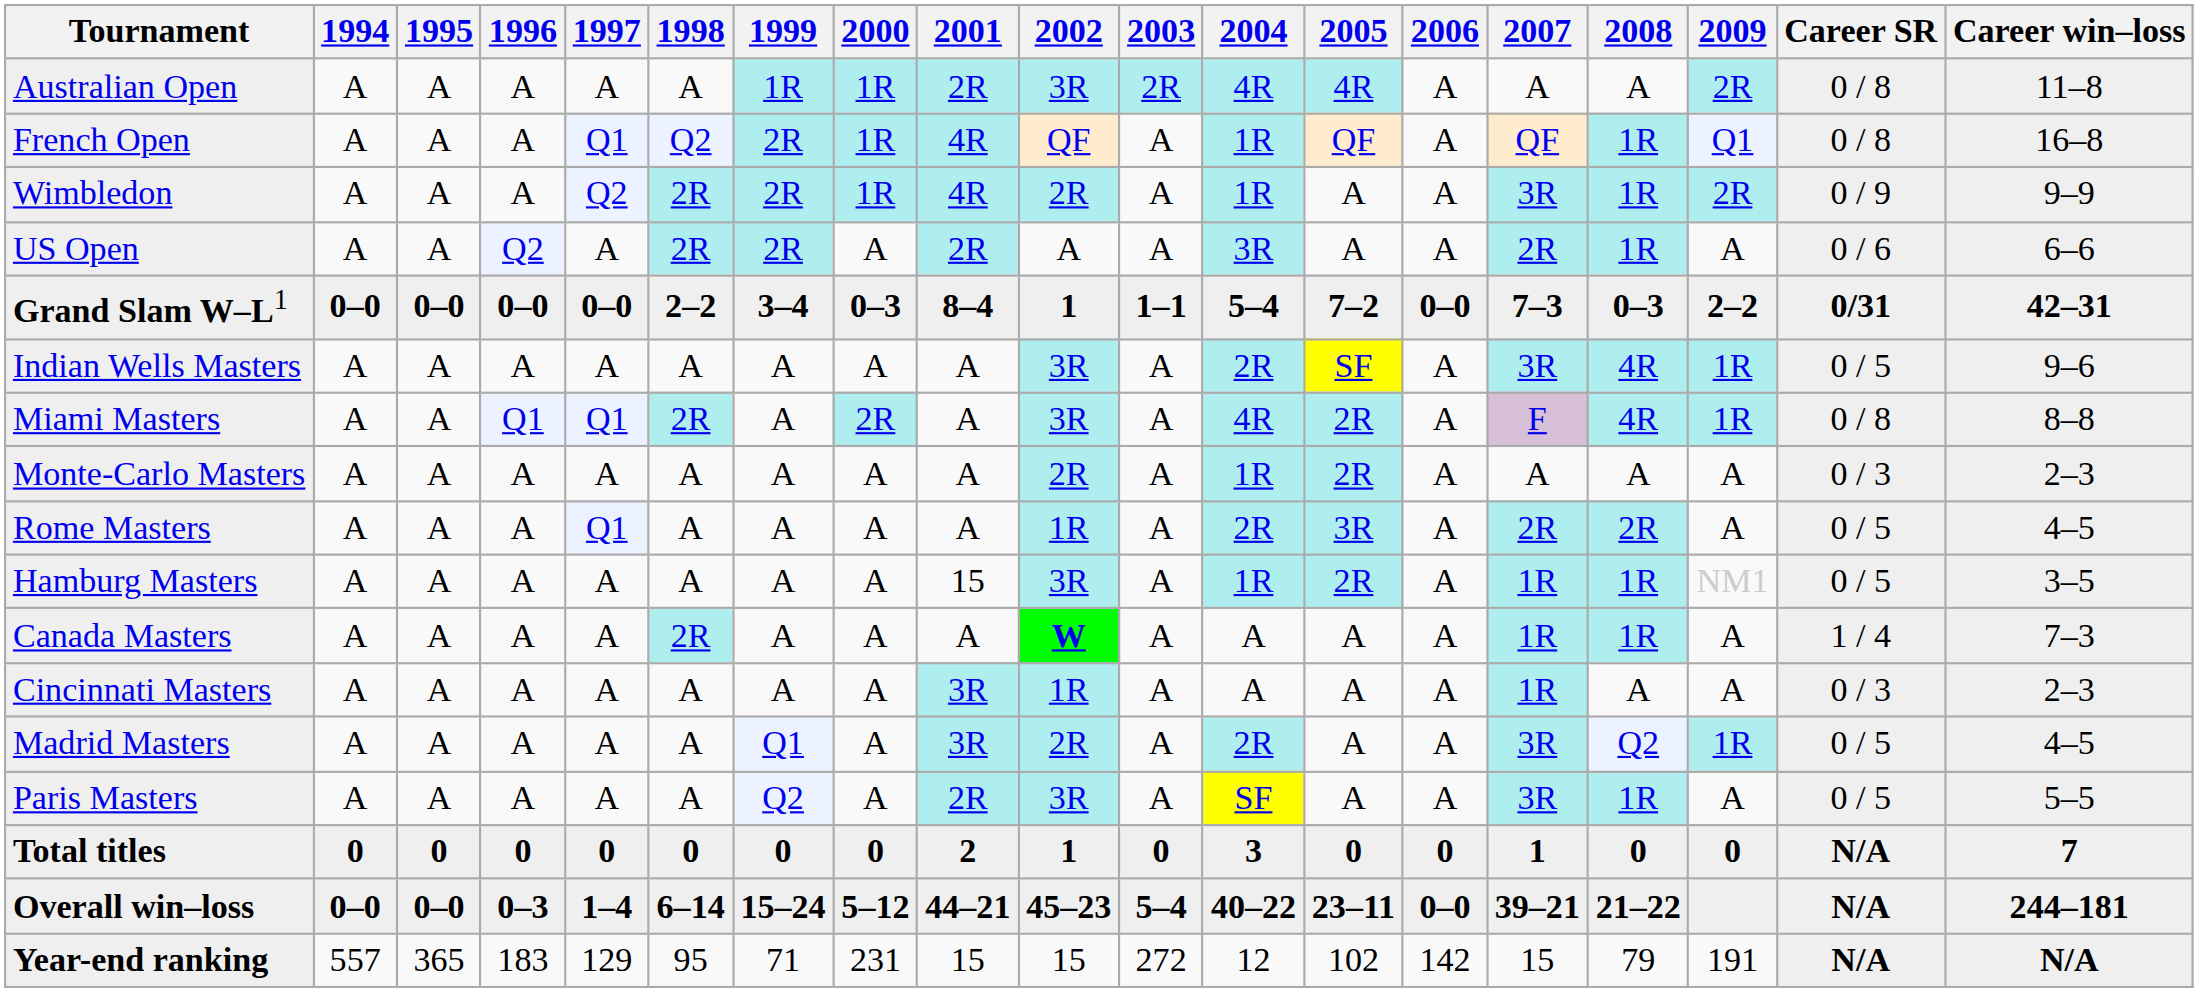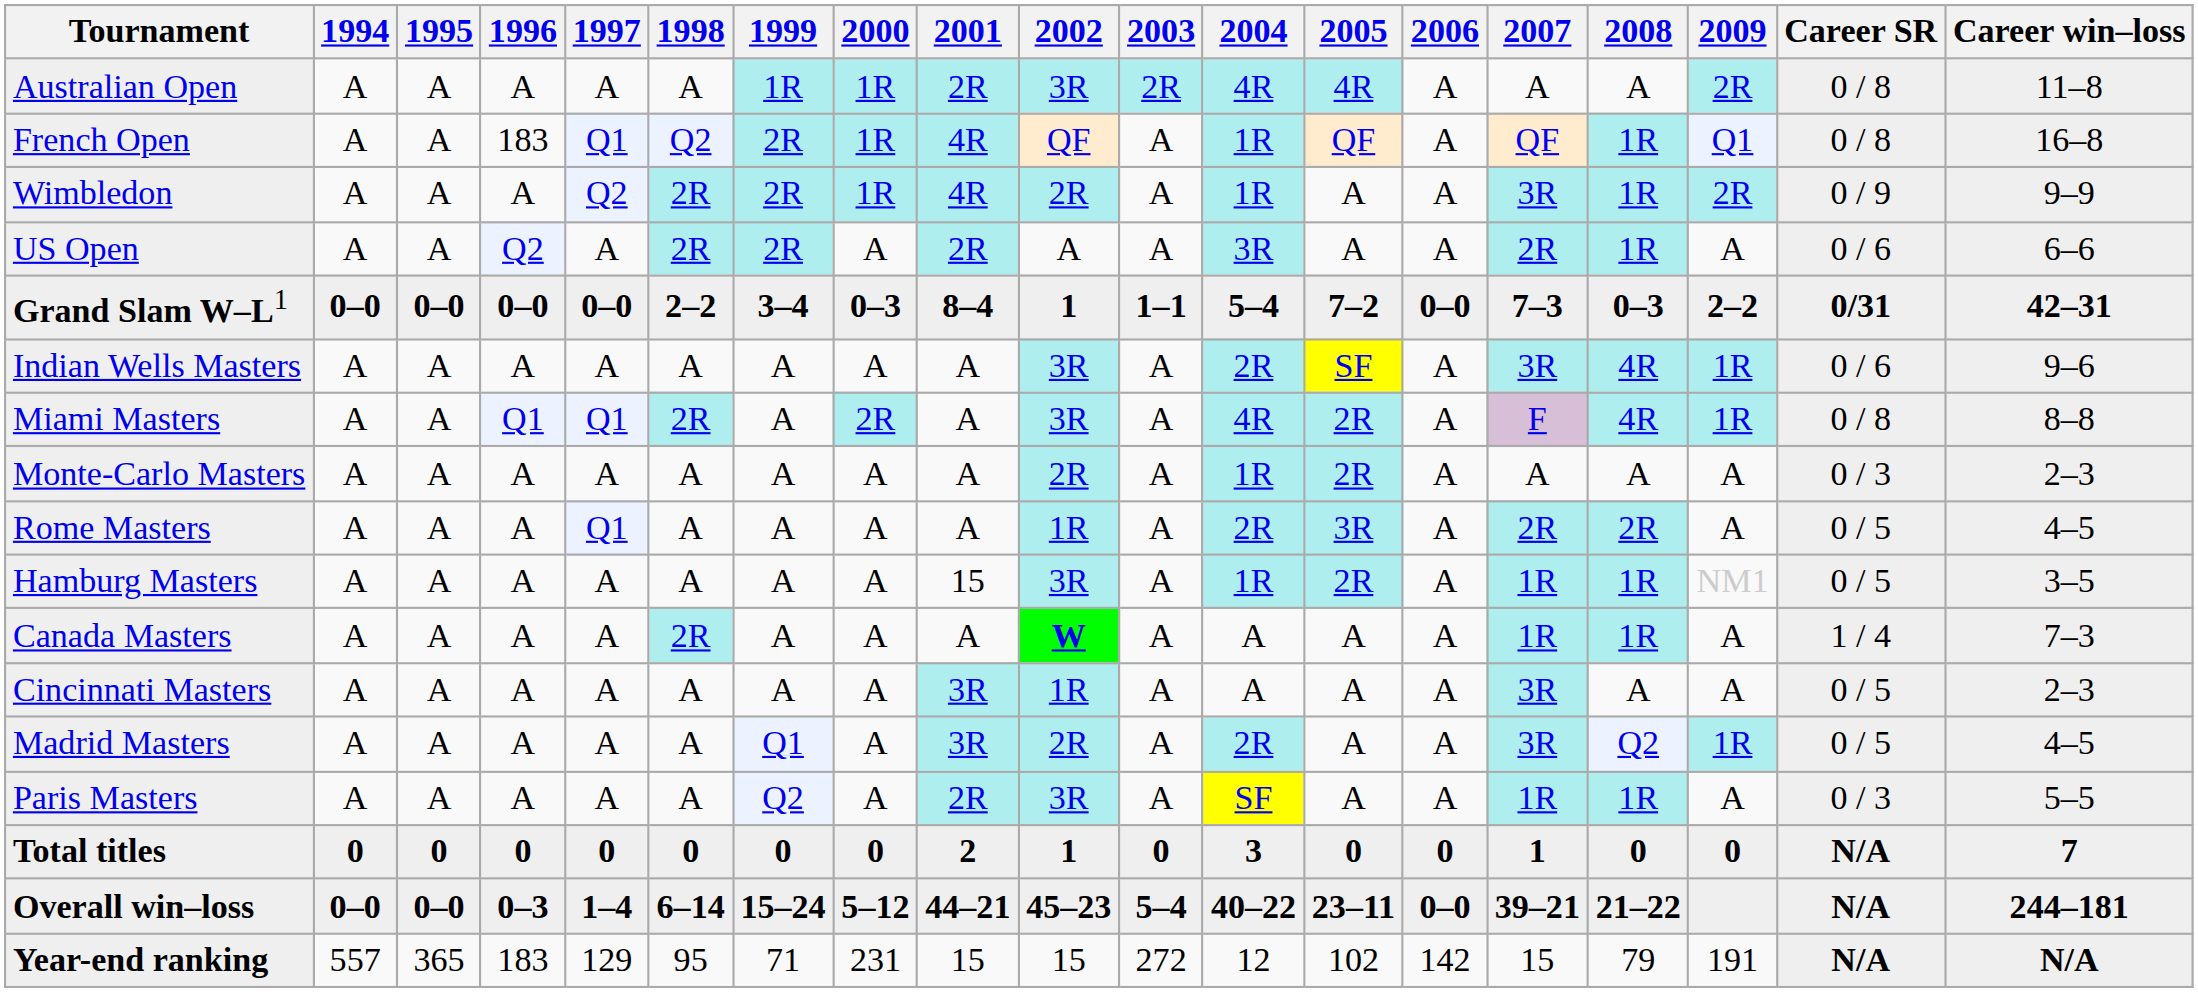(523, 139) A -> (523, 139) 183
(1861, 365) 0 / 5 -> (1861, 365) 0 / 6
(1537, 689) 1R -> (1537, 689) 3R
(1861, 689) 0 / 3 -> (1861, 689) 0 / 5
(1537, 797) 3R -> (1537, 797) 1R
(1861, 797) 0 / 5 -> (1861, 797) 0 / 3
